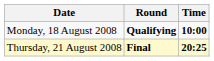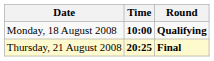columns swapped: (194, 13) <-> (151, 13)
